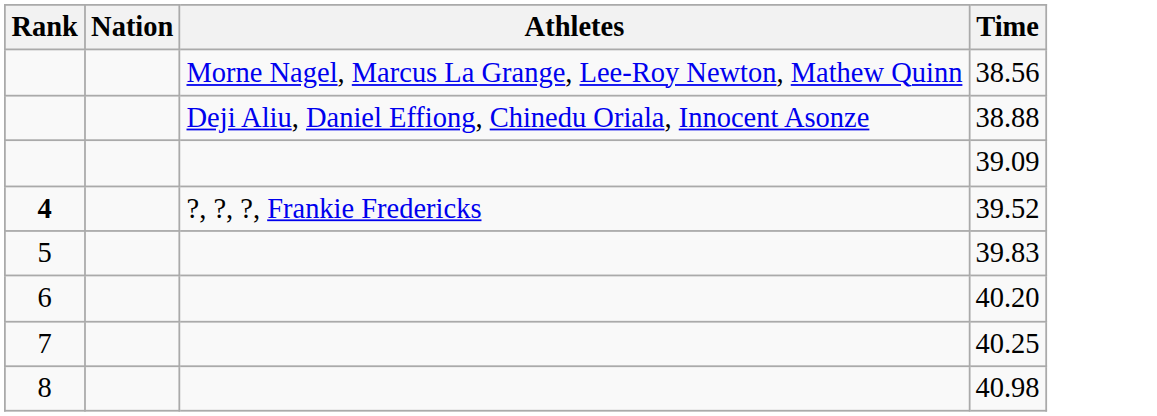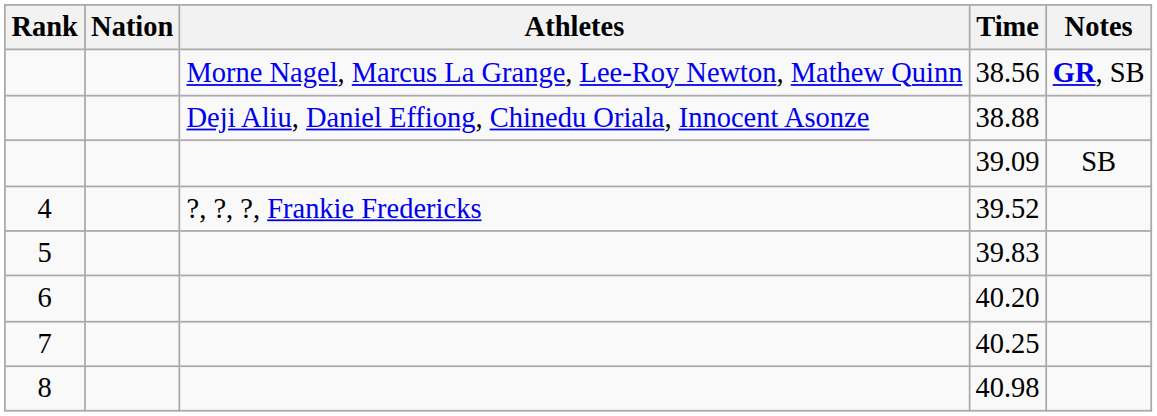+ column: (1099, 27)
(45, 207) bold -> (45, 207) normal
